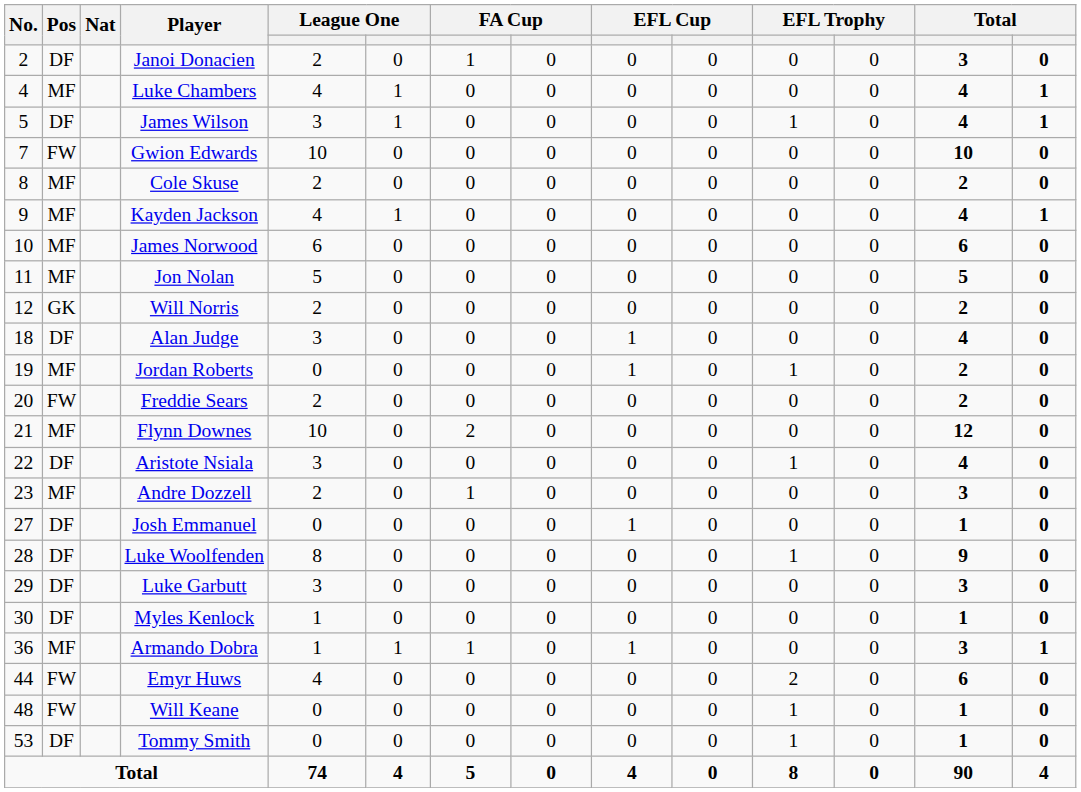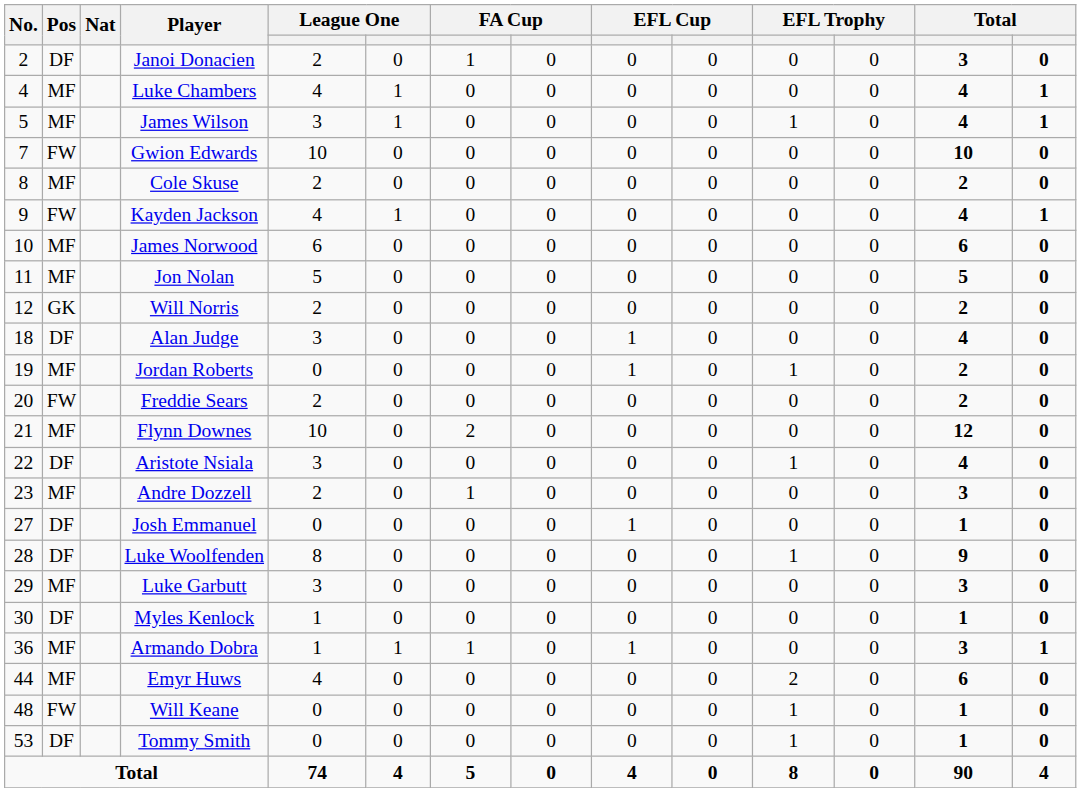(61, 121) DF -> (61, 121) MF
(61, 214) MF -> (61, 214) FW
(61, 586) DF -> (61, 586) MF
(61, 679) FW -> (61, 679) MF
